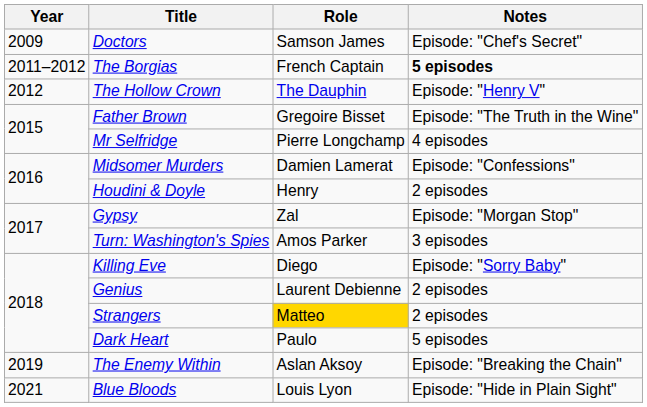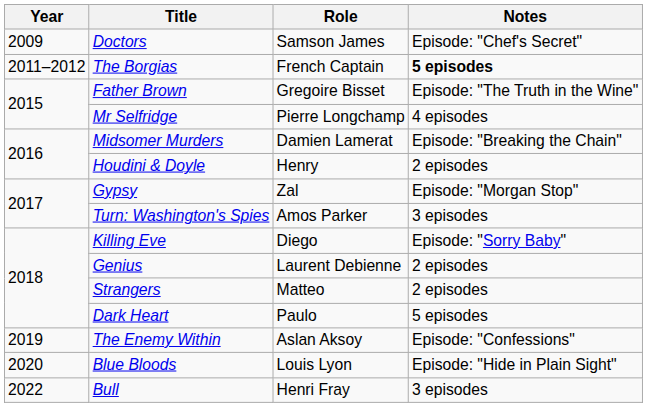- row: (157, 91)
(493, 166) Episode: "Confessions" -> (517, 141) Episode: "Breaking the Chain"
(301, 315) gold background -> (301, 290) no background
(517, 365) Episode: "Breaking the Chain" -> (493, 340) Episode: "Confessions"
(26, 389) 2021 -> (26, 365) 2020
+ row: (106, 389)
